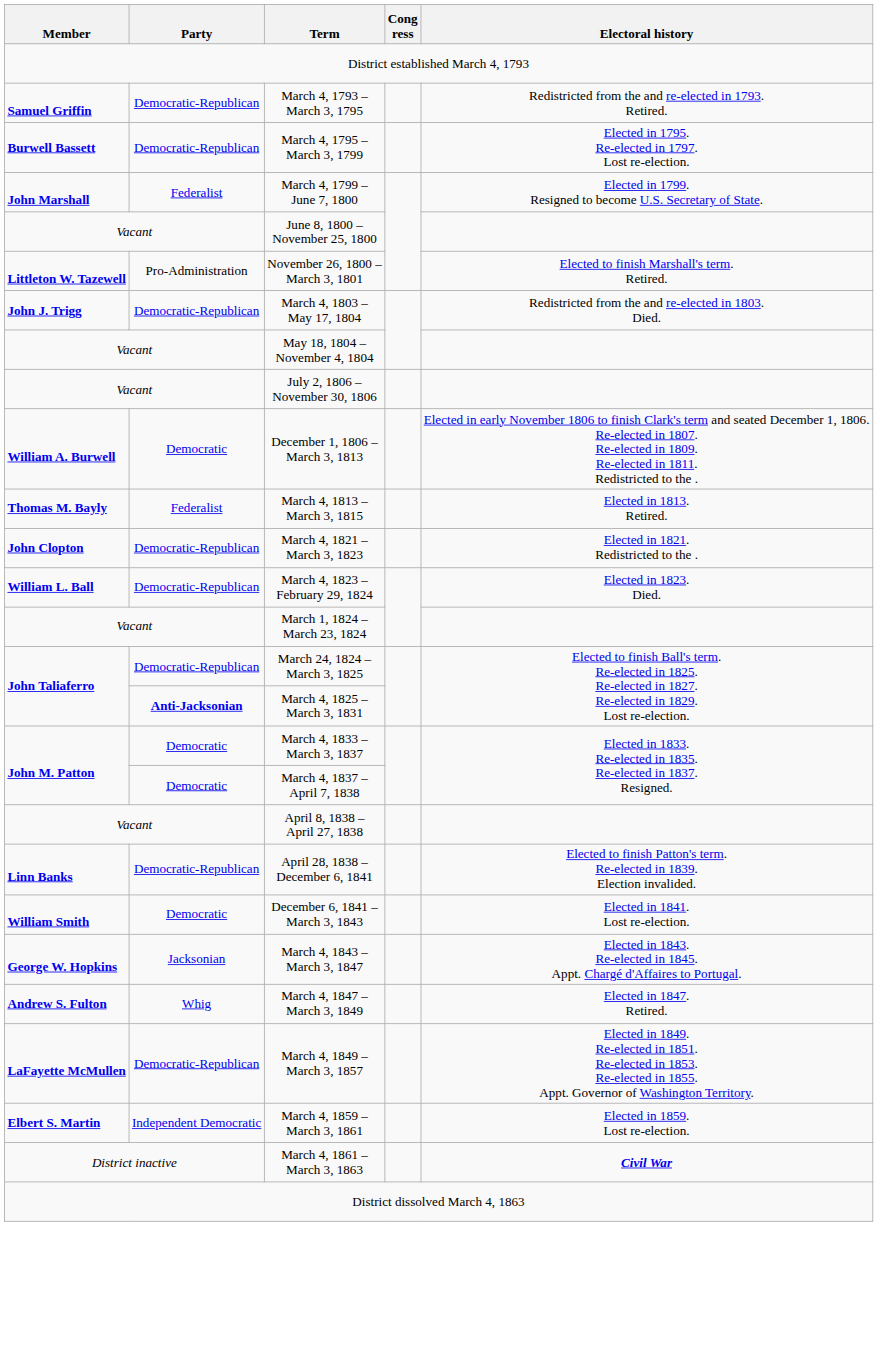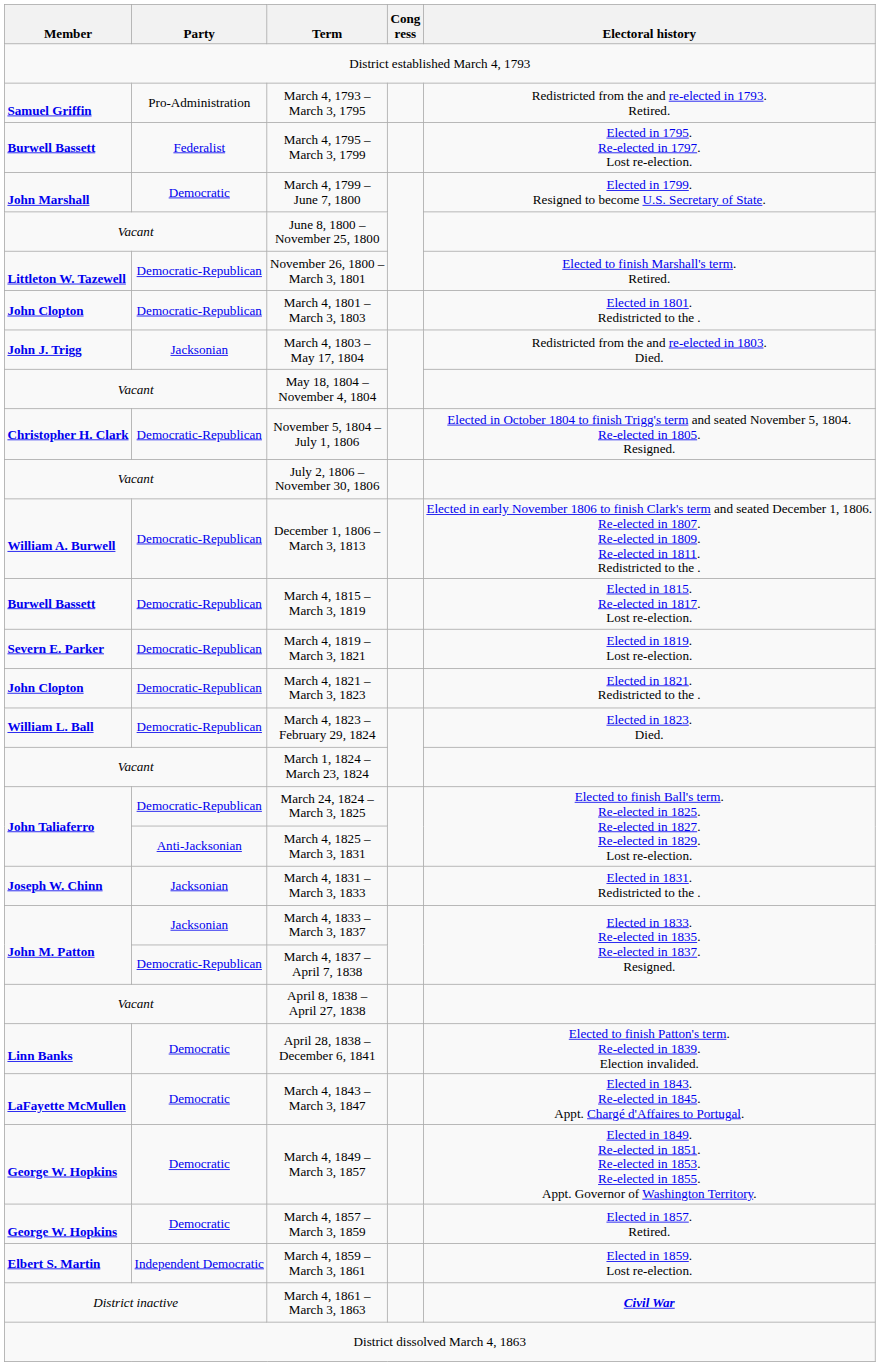(197, 102) Democratic-Republican -> (199, 102) Pro-Administration
(197, 147) Democratic-Republican -> (199, 147) Federalist
(197, 192) Federalist -> (199, 192) Democratic
(197, 271) Pro-Administration -> (199, 271) Democratic-Republican
+ row: (327, 310)
(197, 310) Democratic-Republican -> (199, 350) Jacksonian
+ row: (327, 434)
(197, 448) Democratic -> (199, 538) Democratic-Republican
- row: (324, 508)
+ row: (327, 603)
+ row: (327, 648)
(197, 706) bold -> (199, 846) normal
+ row: (327, 885)
(197, 745) Democratic -> (199, 925) Jacksonian
(197, 785) Democratic -> (199, 964) Democratic-Republican
(197, 869) Democratic-Republican -> (199, 1048) Democratic
- row: (324, 914)
(62, 966) George W. Hopkins -> (67, 1106) LaFayette McMullen
(197, 959) Jacksonian -> (199, 1099) Democratic
- row: (324, 1003)
(67, 1070) LaFayette McMullen -> (62, 1171) George W. Hopkins
(197, 1063) Democratic-Republican -> (199, 1164) Democratic
+ row: (327, 1223)
